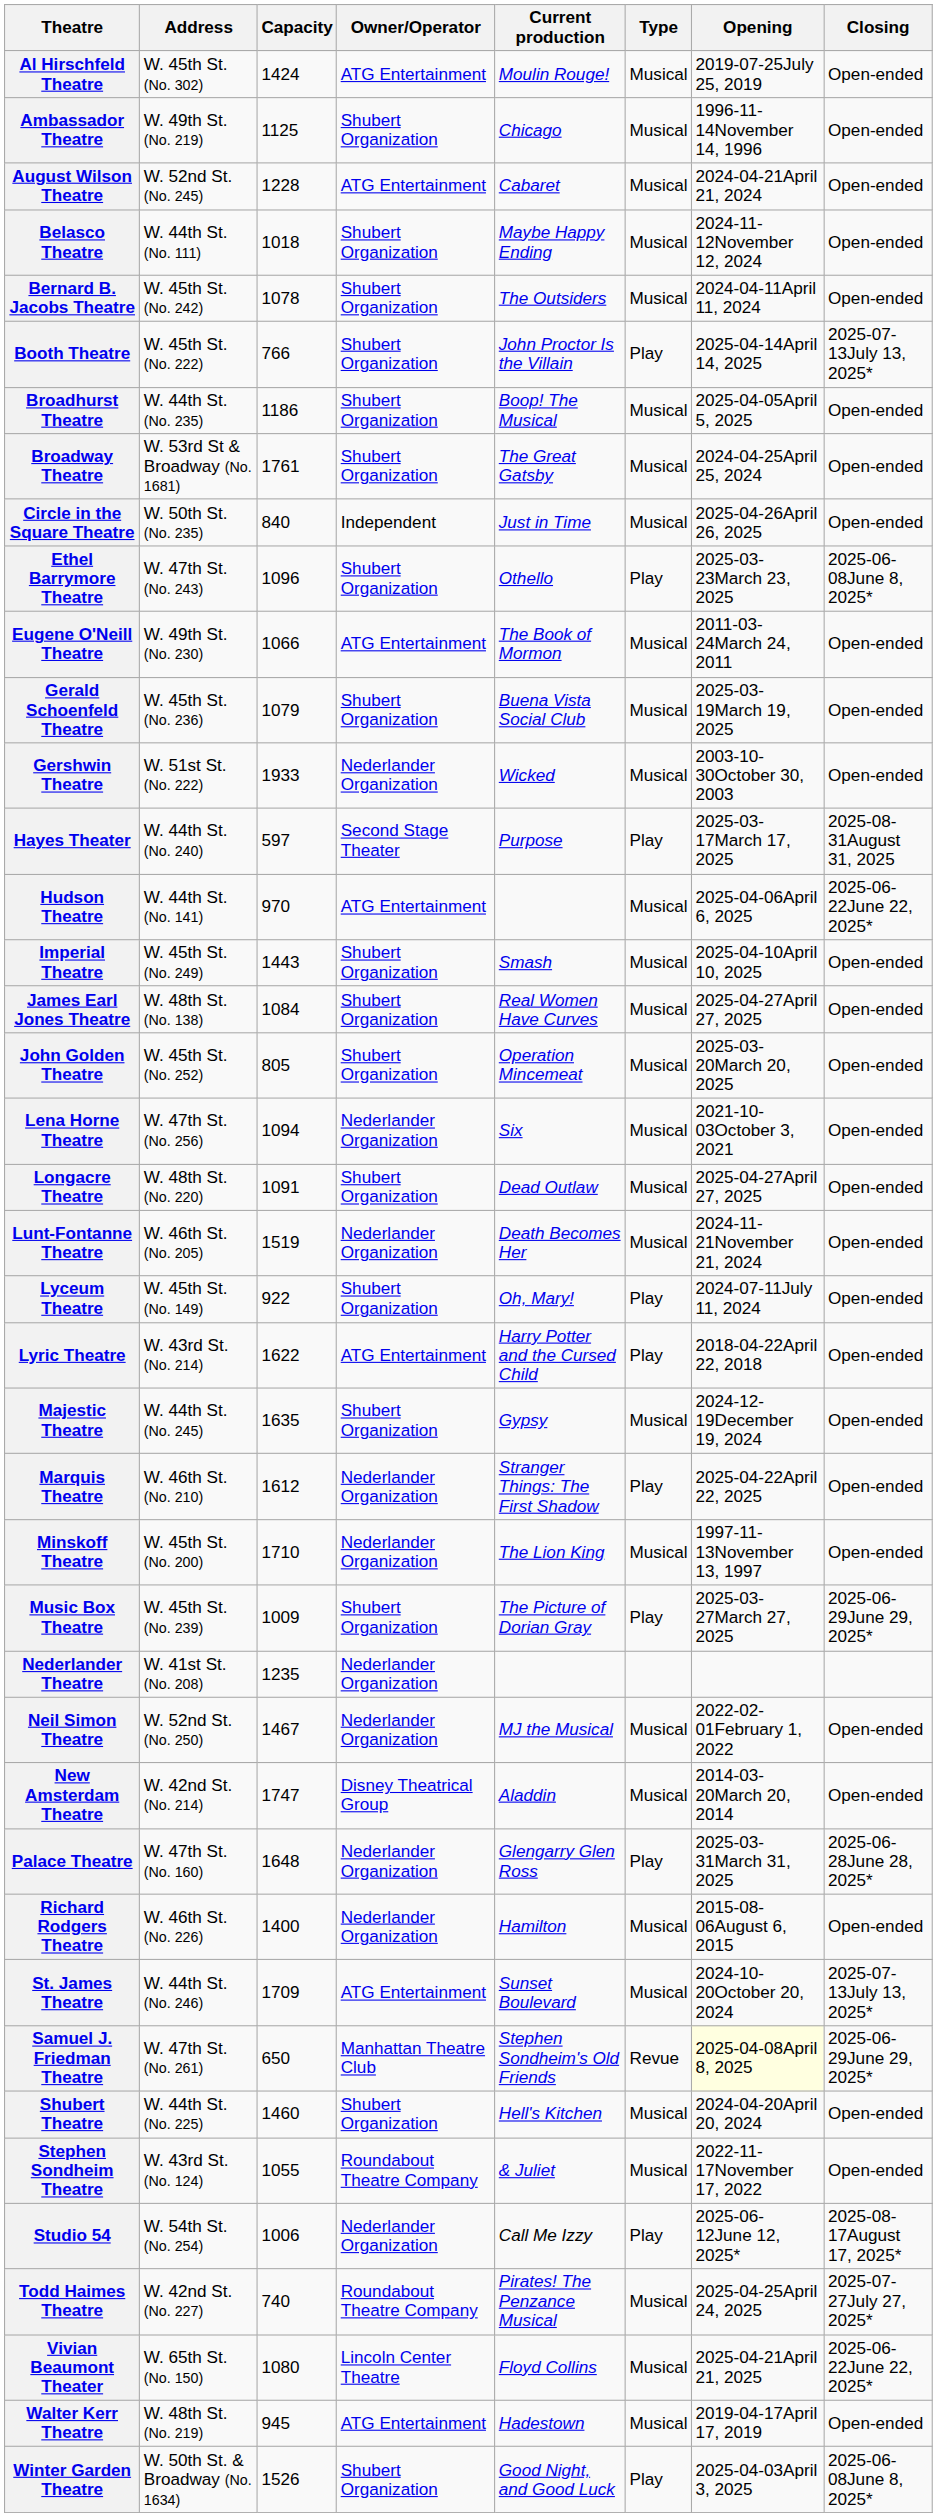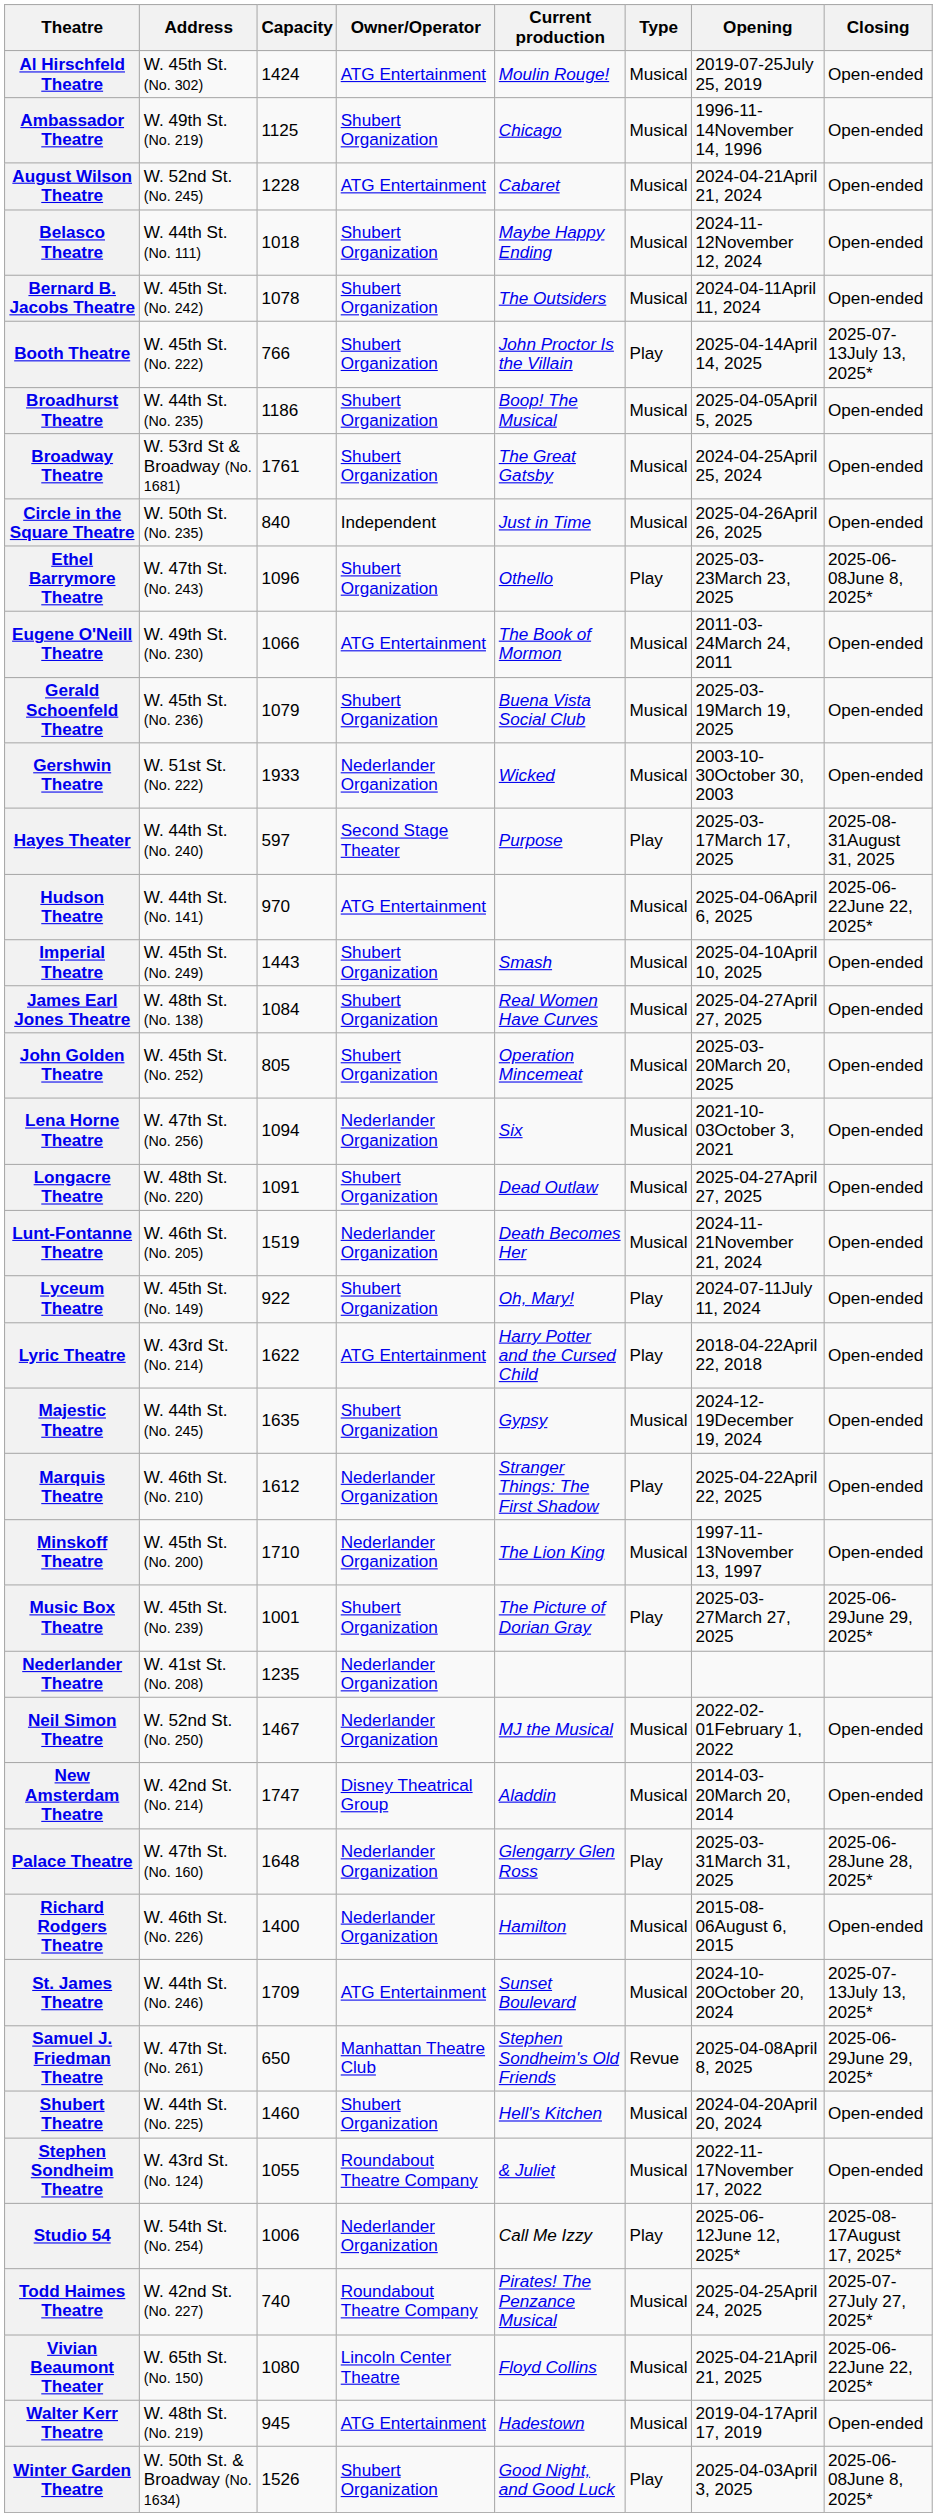(280, 1617) 1009 -> (280, 1617) 1001
(756, 2058) lightyellow background -> (756, 2058) no background
